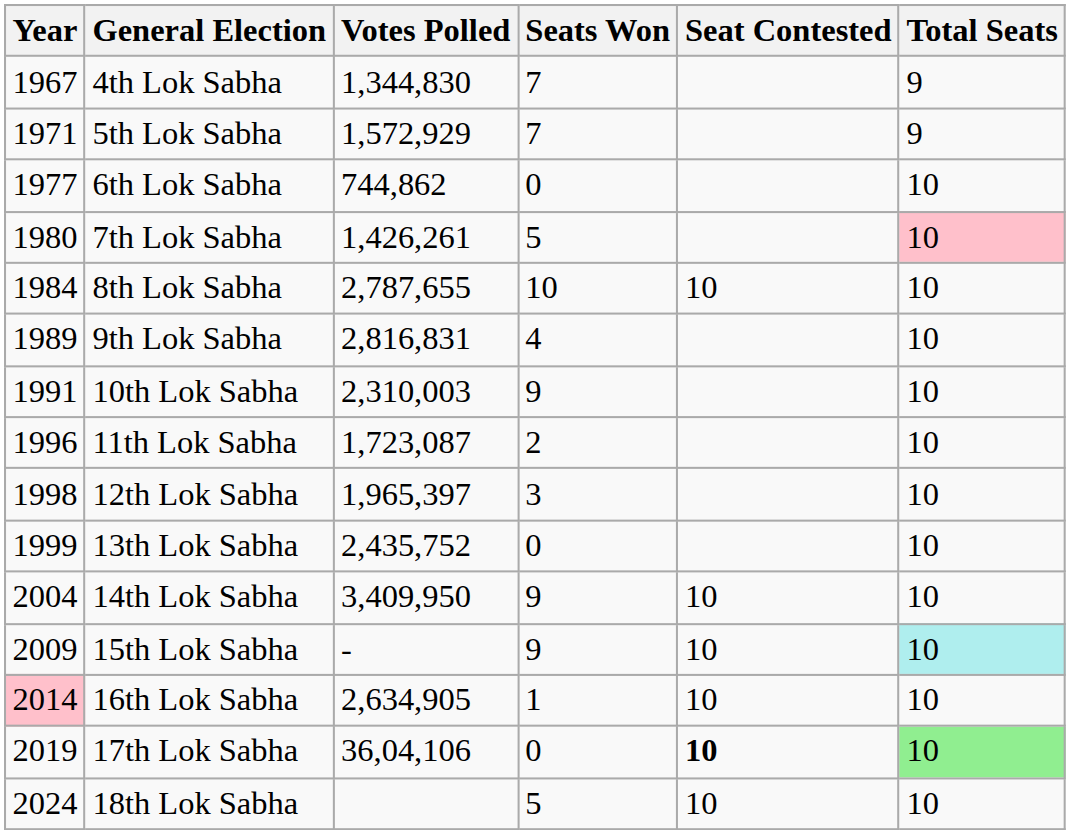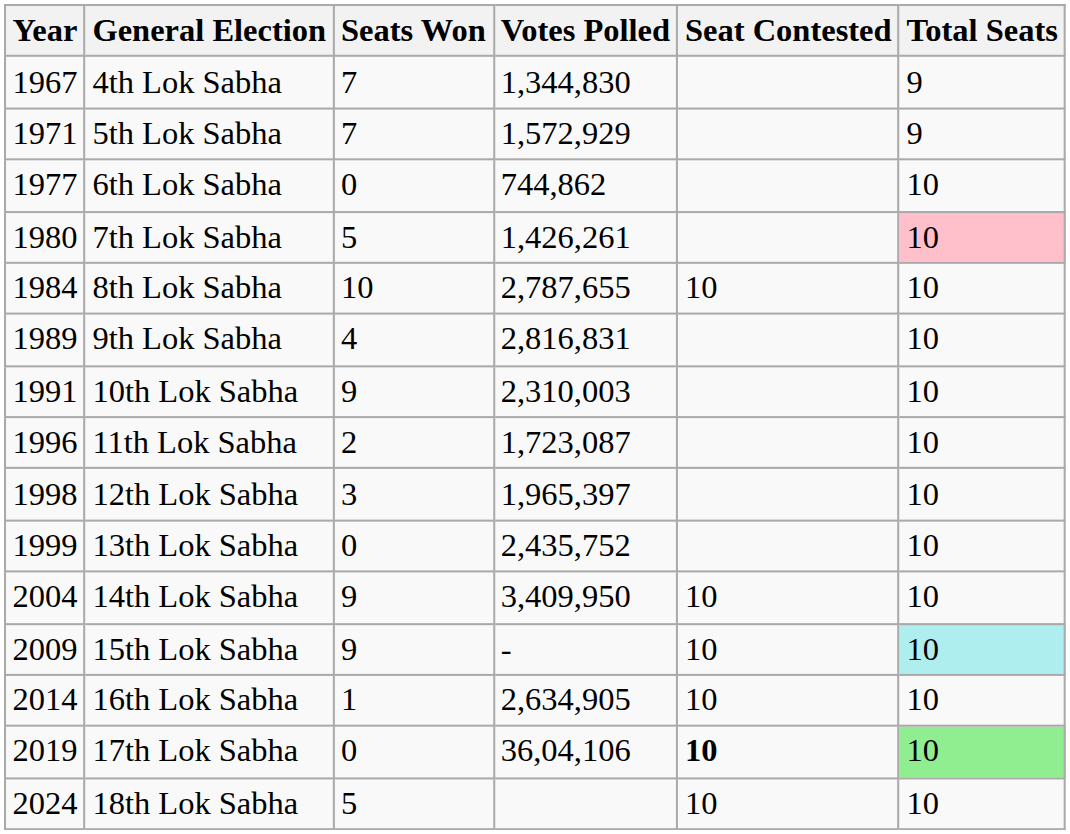columns swapped: (426, 30) <-> (598, 30)
(45, 699) pink background -> (45, 699) no background
